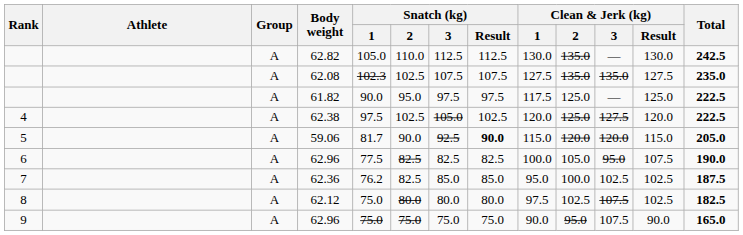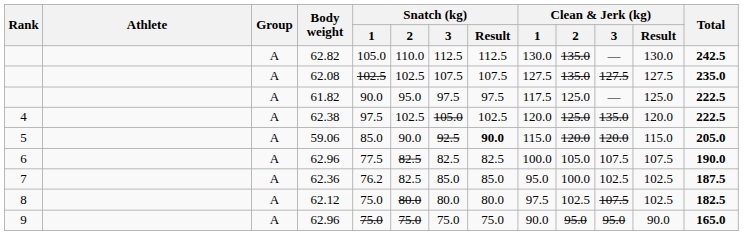(371, 76) 102.3 -> (371, 76) 102.5
(614, 76) 135.0 -> (614, 76) 127.5
(614, 117) 127.5 -> (614, 117) 135.0
(371, 138) 81.7 -> (371, 138) 85.0
(614, 158) 95.0 -> (614, 158) 107.5
(614, 220) 107.5 -> (614, 220) 95.0
